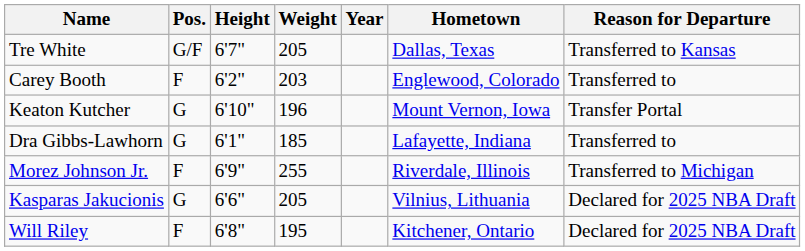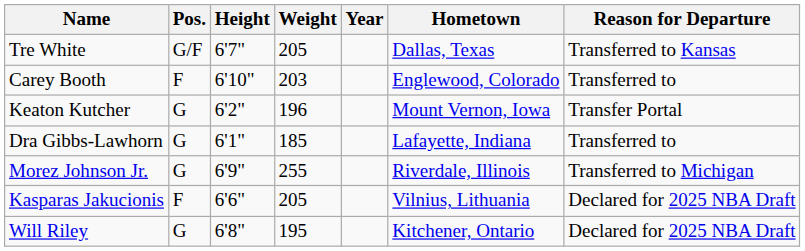(230, 79) 6'2" -> (235, 79) 6'10"
(235, 110) 6'10" -> (230, 110) 6'2"
(178, 170) F -> (180, 170) G
(180, 200) G -> (178, 200) F
(178, 230) F -> (180, 230) G
